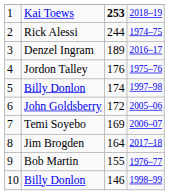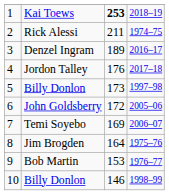(116, 32) 244 -> (116, 32) 211
(146, 69) 1975–76 -> (146, 69) 2017–18
(116, 87) 174 -> (116, 87) 173
(146, 143) 2017–18 -> (146, 143) 1975–76
(116, 161) 155 -> (116, 161) 153
